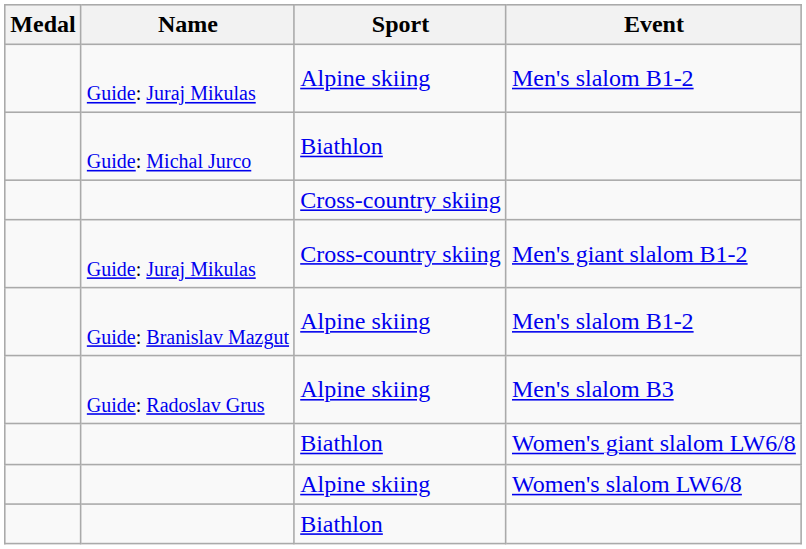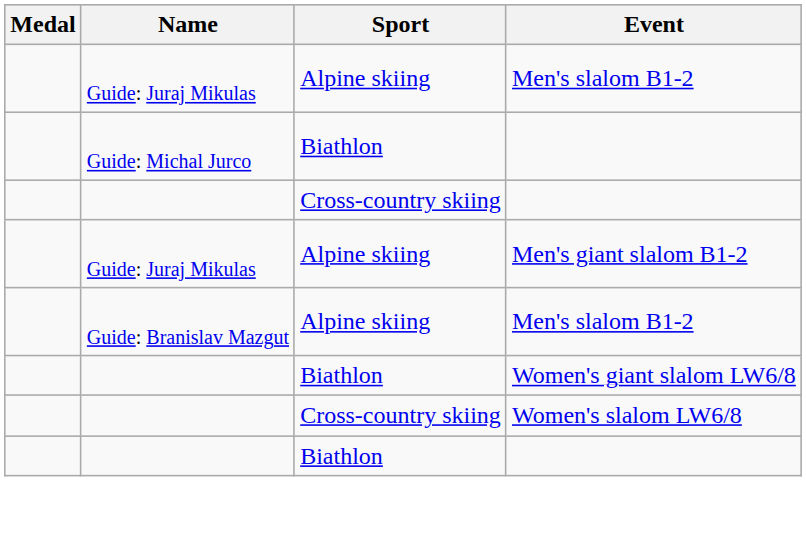(401, 253) Cross-country skiing -> (365, 253) Alpine skiing
- row: (176, 406)
(365, 483) Alpine skiing -> (401, 415) Cross-country skiing
